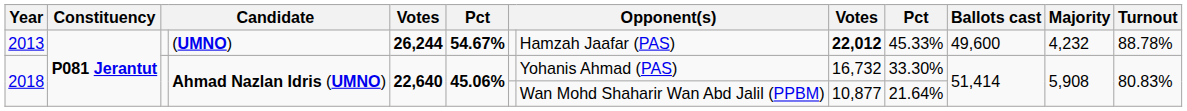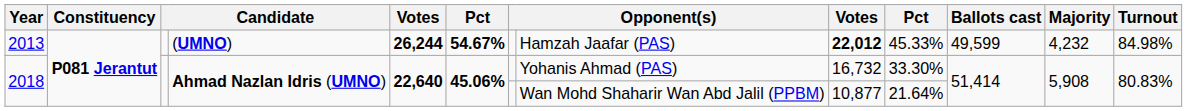(976, 43) 49,600 -> (976, 43) 49,599
(1145, 43) 88.78% -> (1145, 43) 84.98%
